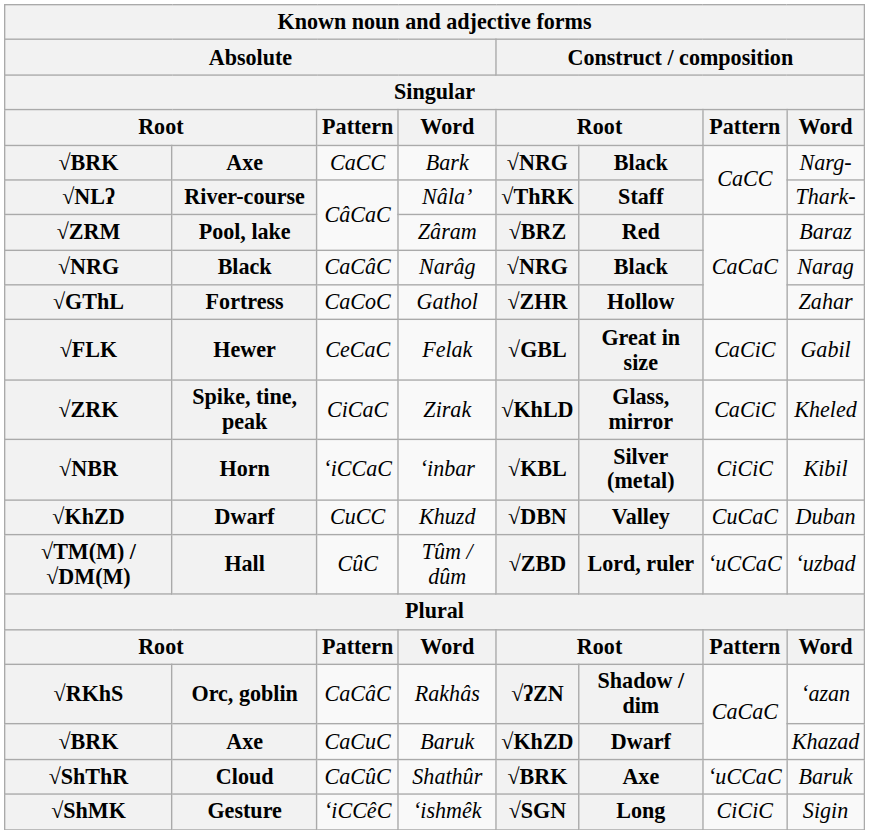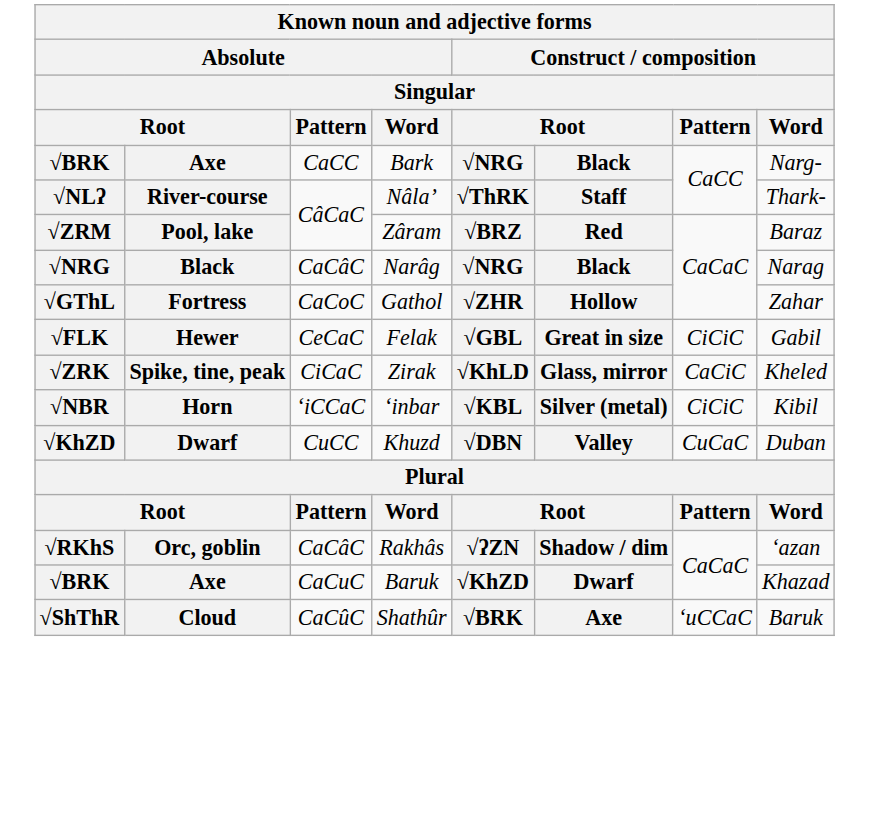(745, 349) CaCiC -> (715, 337) CiCiC
- row: (447, 564)
- row: (447, 811)
